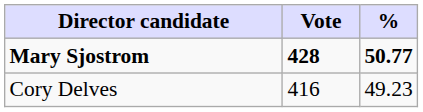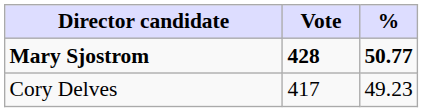(304, 89) 416 -> (304, 89) 417
